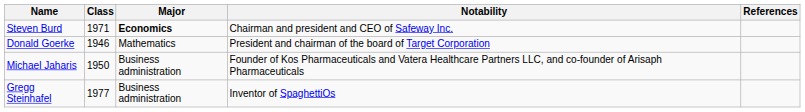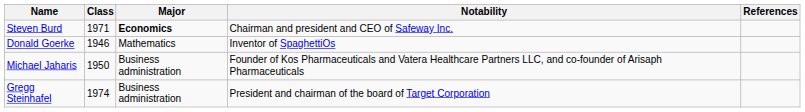(360, 44) President and chairman of the board of Target Corporation -> (282, 44) Inventor of SpaghettiOs
(98, 93) 1977 -> (98, 93) 1974
(282, 93) Inventor of SpaghettiOs -> (360, 93) President and chairman of the board of Target Corporation
